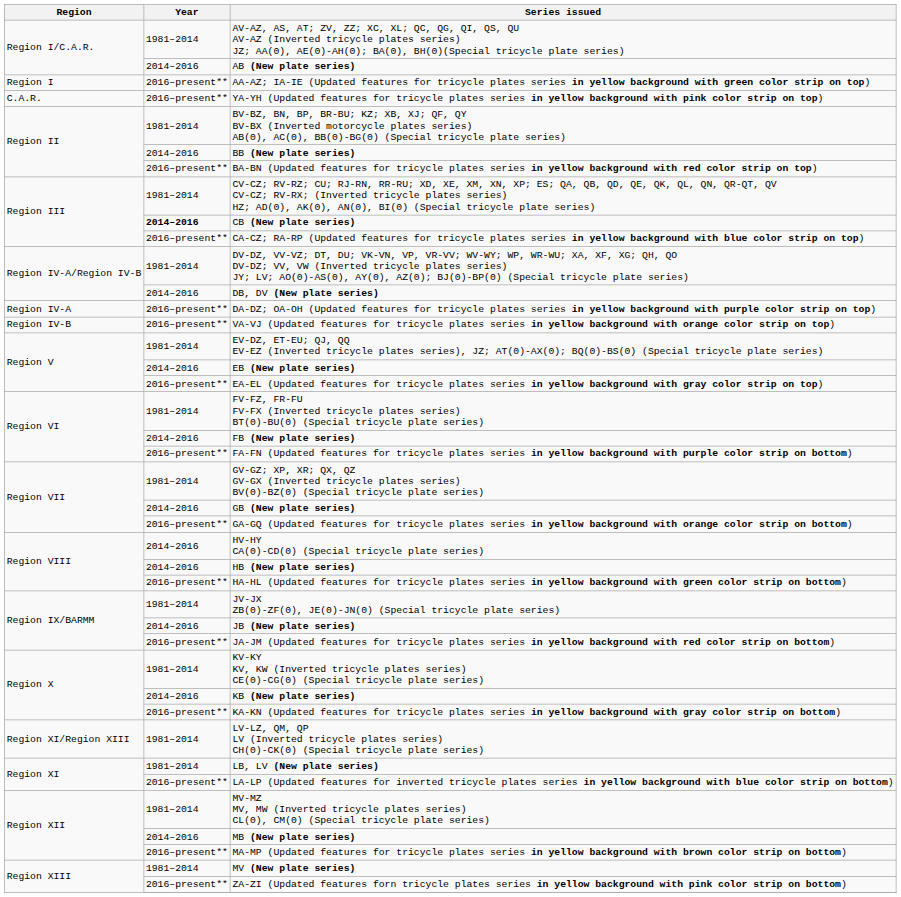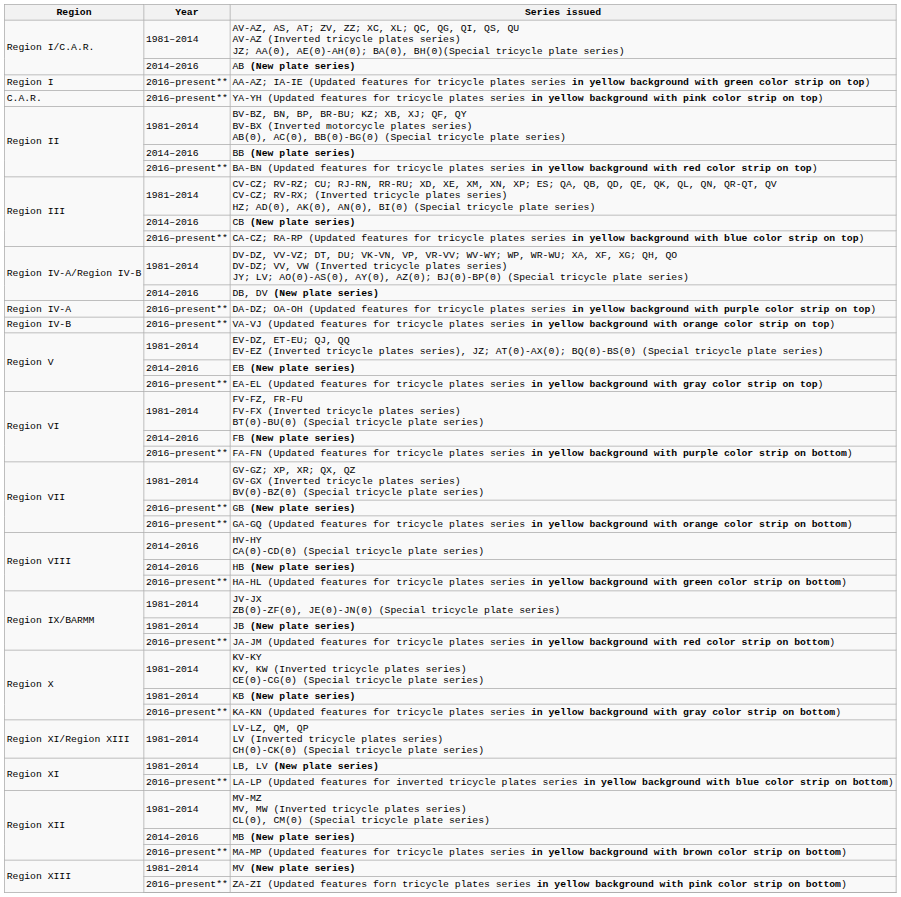(172, 223) bold -> (172, 223) normal
(172, 508) 2014–2016 -> (187, 508) 2016–present**
(172, 626) 2014–2016 -> (172, 626) 1981–2014
(172, 696) 2014–2016 -> (172, 696) 1981–2014
